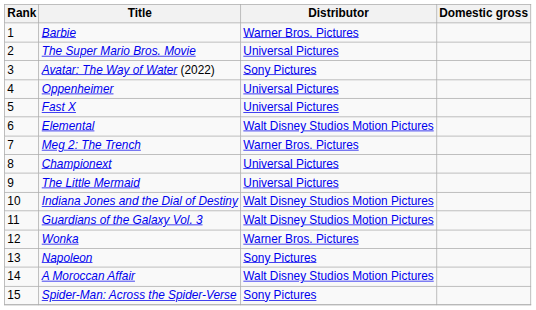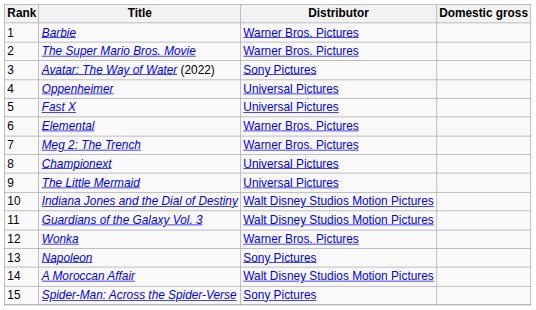(291, 51) Universal Pictures -> (301, 51) Warner Bros. Pictures
(339, 126) Walt Disney Studios Motion Pictures -> (301, 126) Warner Bros. Pictures
